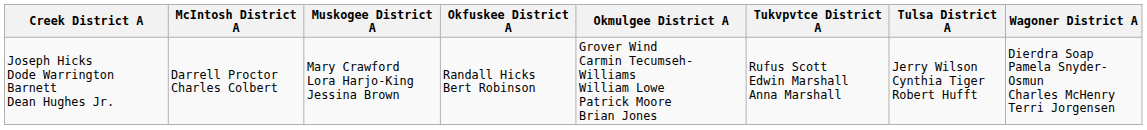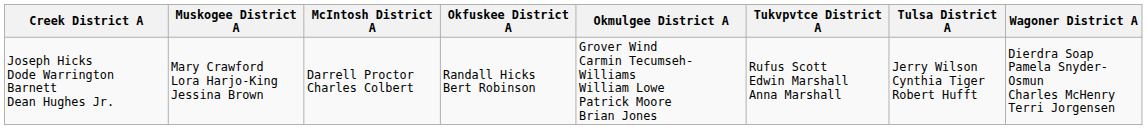columns swapped: (236, 21) <-> (372, 21)
